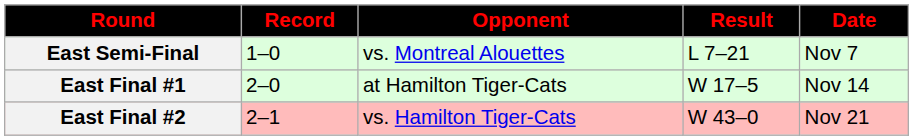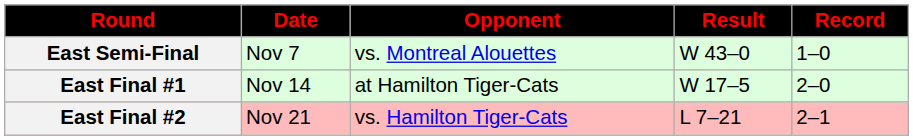columns swapped: (854, 20) <-> (300, 20)
(719, 53) L 7–21 -> (715, 53) W 43–0
(723, 118) W 43–0 -> (710, 118) L 7–21
